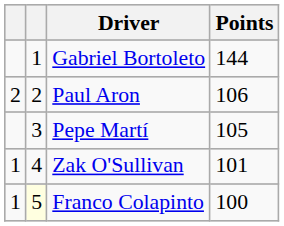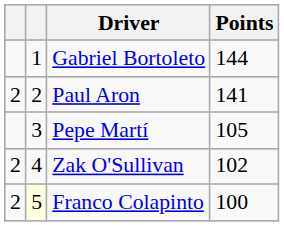(232, 93) 106 -> (232, 93) 141
(15, 165) 1 -> (15, 165) 2
(232, 165) 101 -> (232, 165) 102
(15, 201) 1 -> (15, 201) 2
